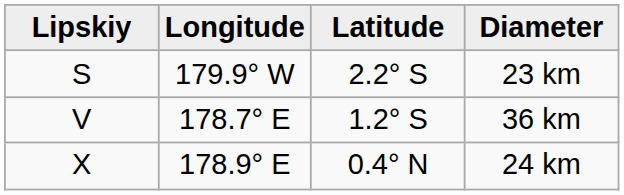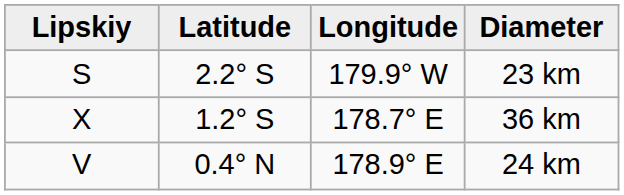columns swapped: (388, 27) <-> (235, 27)
(82, 119) V -> (82, 119) X
(82, 165) X -> (82, 165) V
